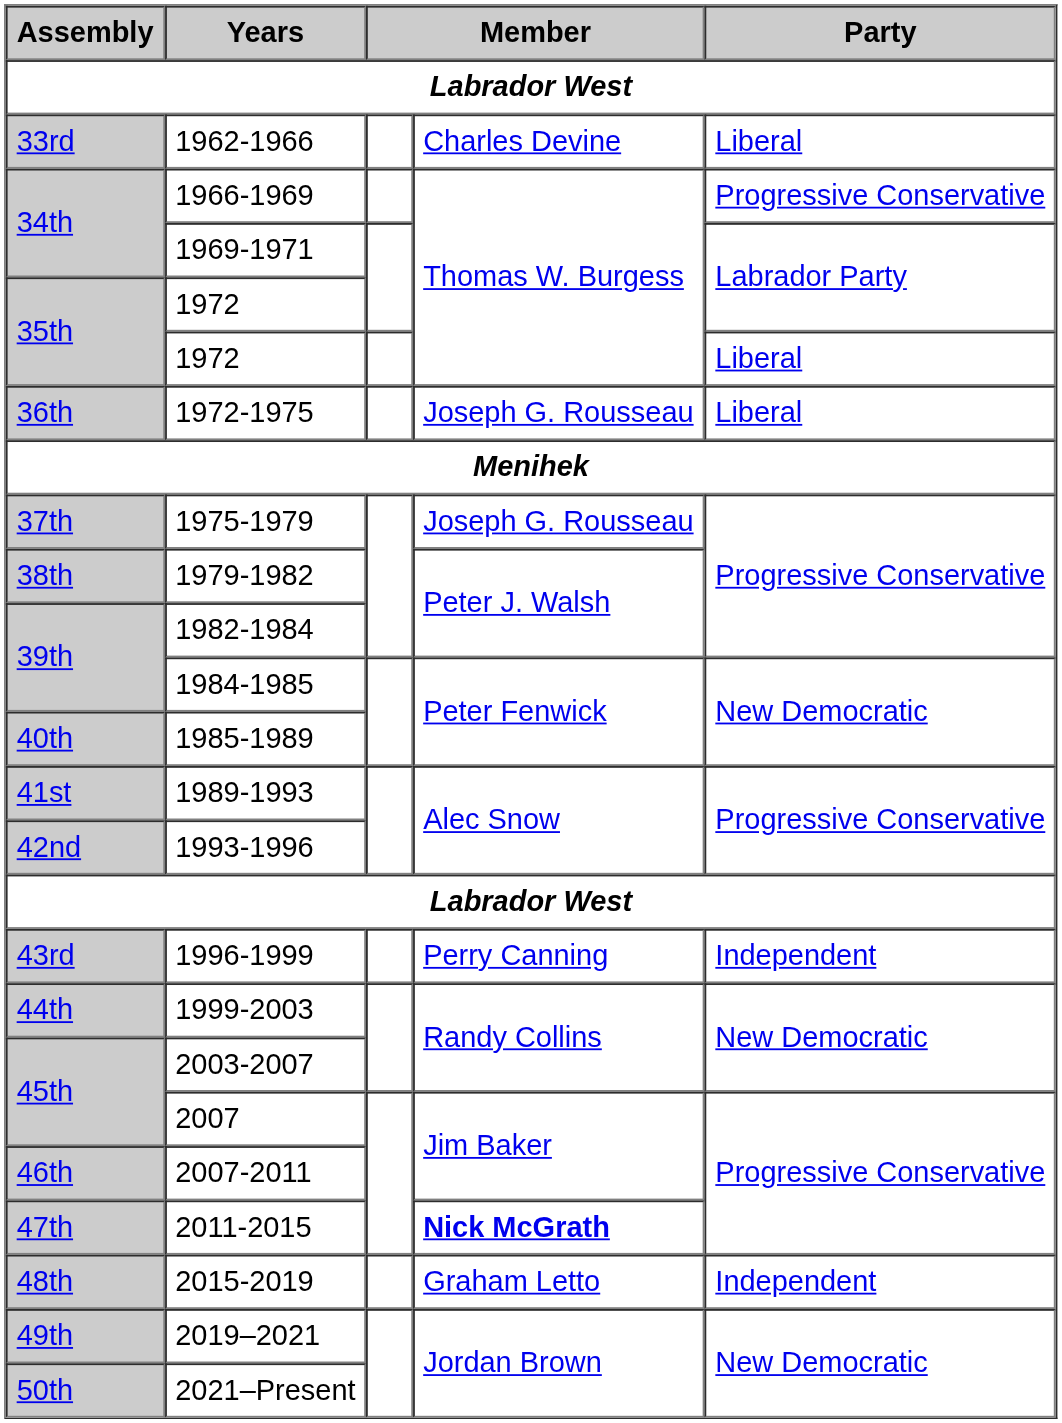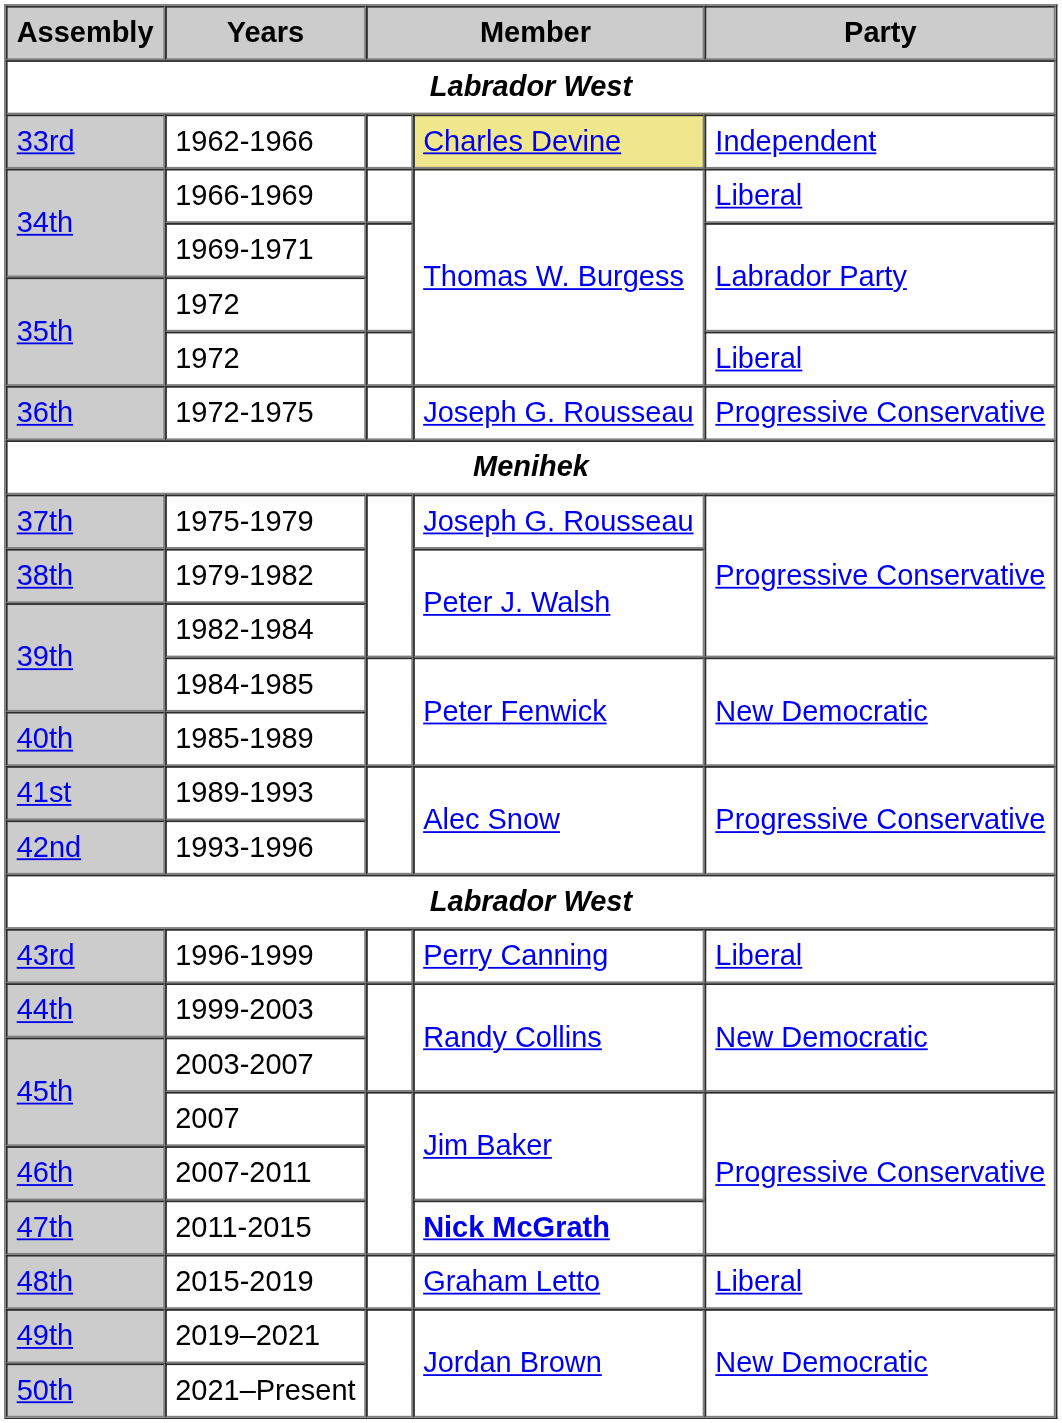(522, 141) no background -> (522, 141) khaki background
(759, 141) Liberal -> (796, 141) Independent
(880, 195) Progressive Conservative -> (759, 195) Liberal
(759, 412) Liberal -> (880, 412) Progressive Conservative
(796, 955) Independent -> (759, 955) Liberal
(796, 1281) Independent -> (759, 1281) Liberal
